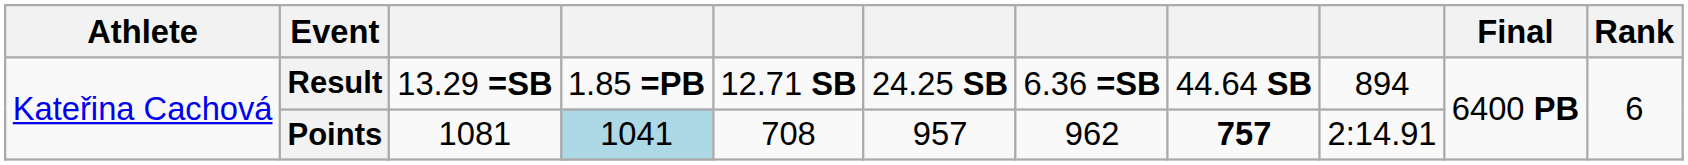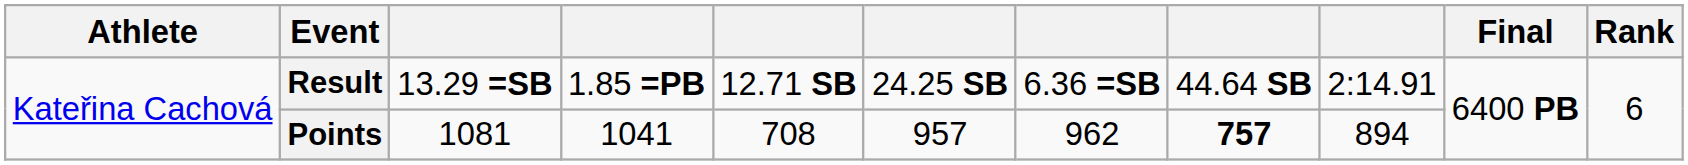(1382, 83) 894 -> (1382, 83) 2:14.91
(636, 135) lightblue background -> (636, 135) no background
(1382, 135) 2:14.91 -> (1382, 135) 894
